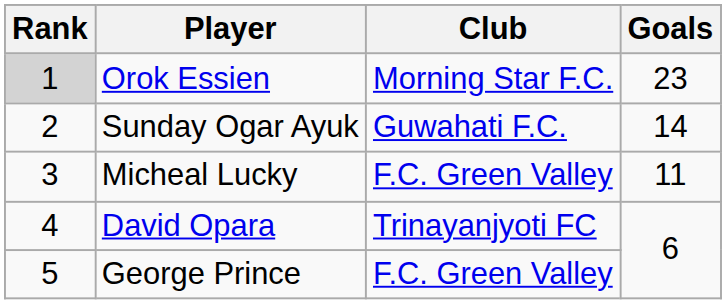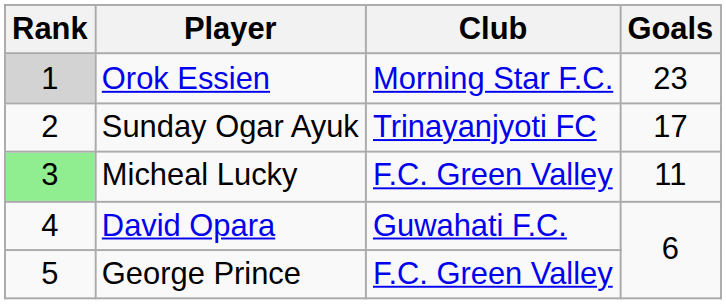(470, 126) Guwahati F.C. -> (485, 126) Trinayanjyoti FC
(670, 126) 14 -> (670, 126) 17
(50, 175) no background -> (50, 175) lightgreen background
(485, 224) Trinayanjyoti FC -> (470, 224) Guwahati F.C.
